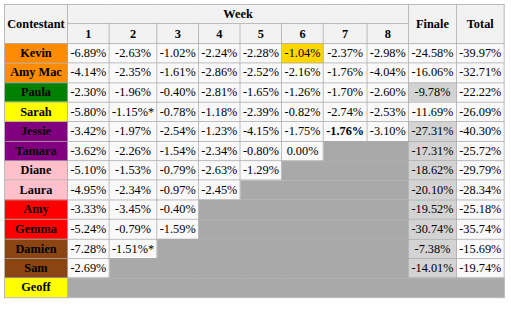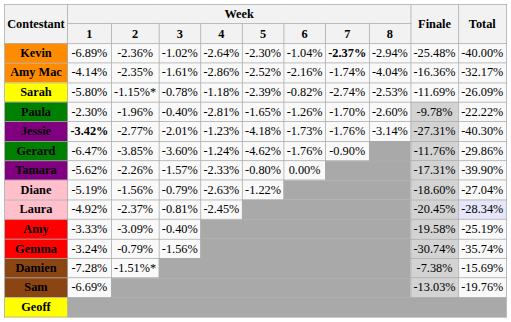(133, 53) -2.63% -> (135, 53) -2.36%
(219, 53) -2.24% -> (221, 53) -2.64%
(261, 53) -2.28% -> (263, 53) -2.30%
(303, 53) gold background -> (305, 53) no background
(345, 53) normal -> (347, 53) bold
(388, 53) -2.98% -> (390, 53) -2.94%
(432, 53) -24.58% -> (435, 53) -25.48%
(480, 53) -39.97% -> (482, 53) -40.00%
(345, 72) -1.76% -> (347, 72) -1.74%
(432, 72) -16.06% -> (435, 72) -16.36%
(480, 72) -32.71% -> (482, 72) -32.17%
rows swapped: (36, 111) <-> (36, 92)
(88, 131) normal -> (89, 131) bold
(133, 131) -1.97% -> (135, 131) -2.77%
(178, 131) -2.54% -> (180, 131) -2.01%
(261, 131) -4.15% -> (263, 131) -4.18%
(303, 131) -1.75% -> (305, 131) -1.73%
(345, 131) bold -> (347, 131) normal
(388, 131) -3.10% -> (390, 131) -3.14%
+ row: (36, 151)
(88, 151) -3.62% -> (89, 170) -5.62%
(178, 151) -1.54% -> (180, 170) -1.57%
(219, 151) -2.34% -> (221, 170) -2.33%
(480, 151) -25.72% -> (482, 170) -39.90%
(88, 170) -5.10% -> (89, 190) -5.19%
(133, 170) -1.53% -> (135, 190) -1.56%
(261, 170) -1.29% -> (263, 190) -1.22%
(432, 170) -18.62% -> (435, 190) -18.60%
(480, 170) -29.79% -> (482, 190) -27.04%
(88, 190) -4.95% -> (89, 209) -4.92%
(133, 190) -2.34% -> (135, 209) -2.37%
(178, 190) -0.97% -> (180, 209) -0.81%
(432, 190) -20.10% -> (435, 209) -20.45%
(480, 190) no background -> (482, 209) lavender background
(133, 209) -3.45% -> (135, 229) -3.09%
(432, 209) -19.52% -> (435, 229) -19.58%
(480, 209) -25.18% -> (482, 229) -25.19%
(88, 229) -5.24% -> (89, 248) -3.24%
(178, 229) -1.59% -> (180, 248) -1.56%
(88, 268) -2.69% -> (89, 287) -6.69%
(432, 268) -14.01% -> (435, 287) -13.03%
(480, 268) -19.74% -> (482, 287) -19.76%
